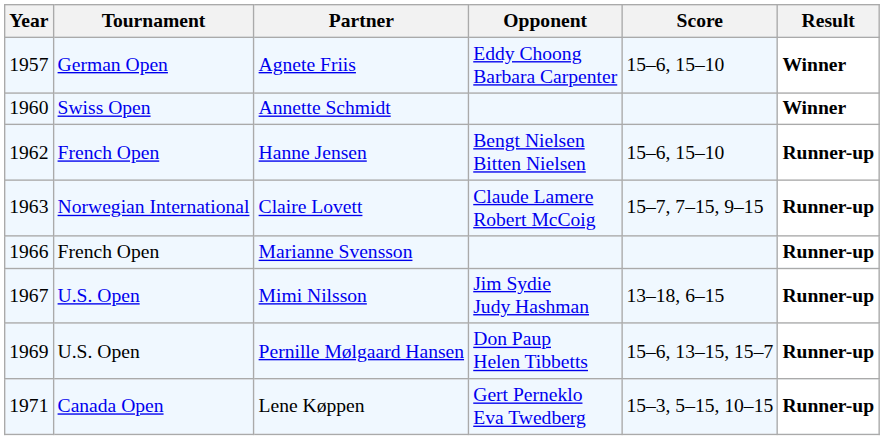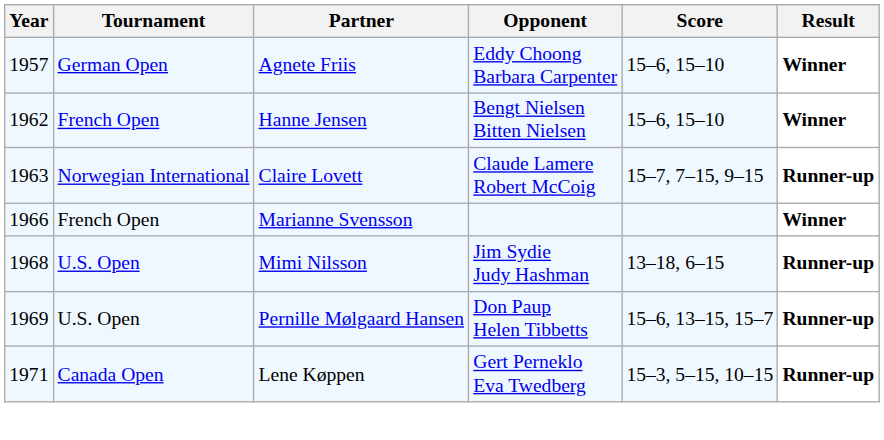- row: (325, 108)
(828, 152) Runner-up -> (814, 120) Winner
(828, 251) Runner-up -> (814, 219) Winner
(29, 295) 1967 -> (29, 263) 1968
